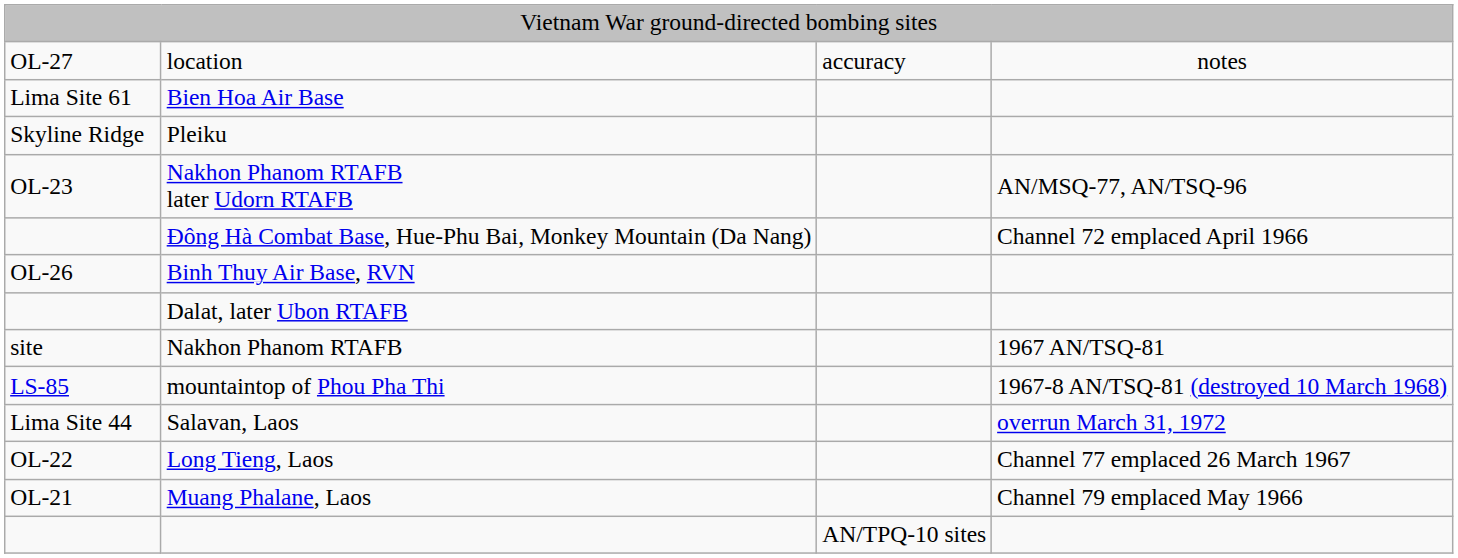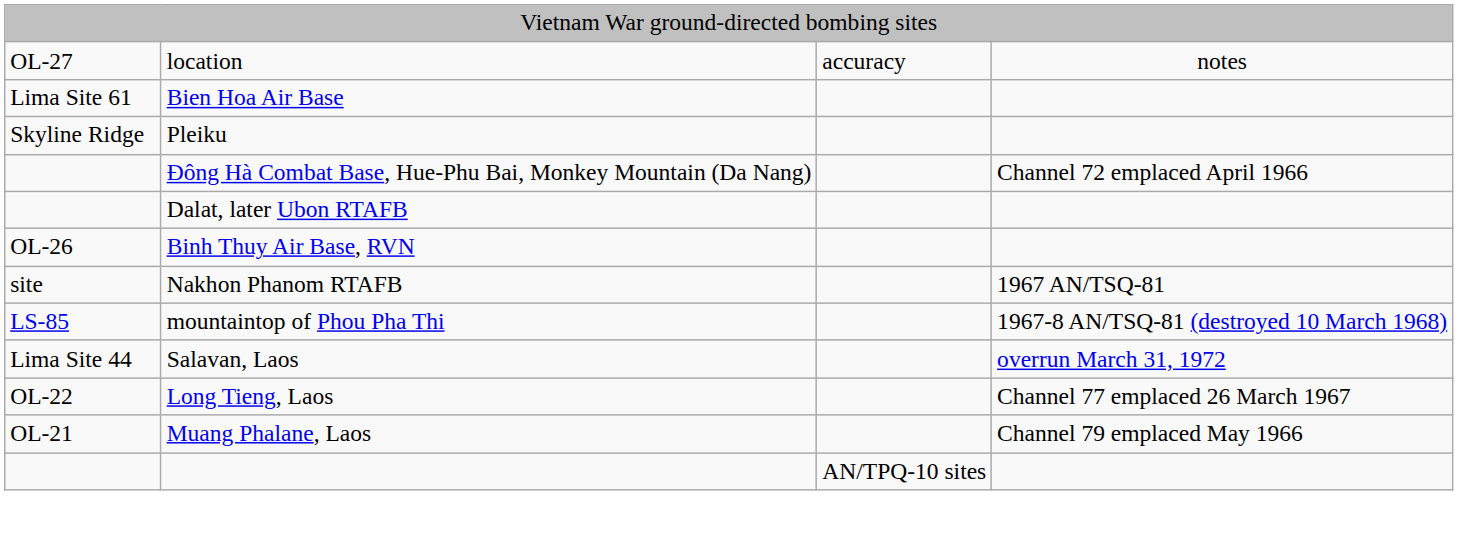- row: (285, 185)
rows swapped: (287, 310) <-> (291, 273)
